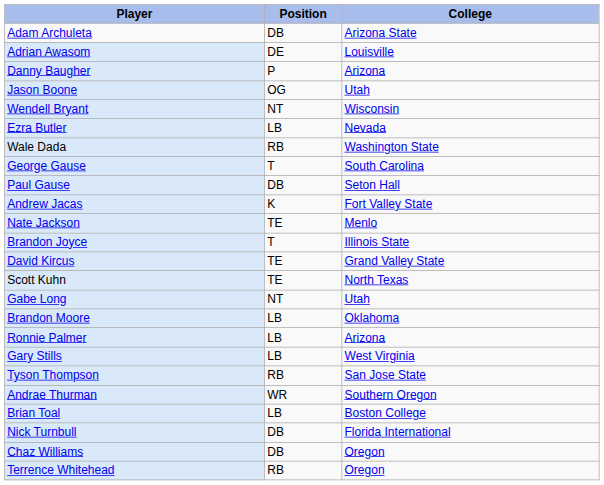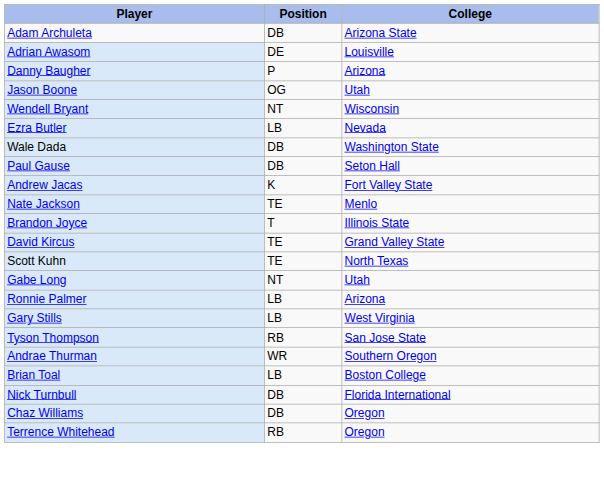(276, 147) RB -> (276, 147) DB
- row: (46, 166)
- row: (49, 318)
